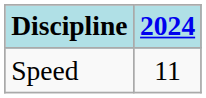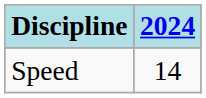(168, 69) 11 -> (168, 69) 14
